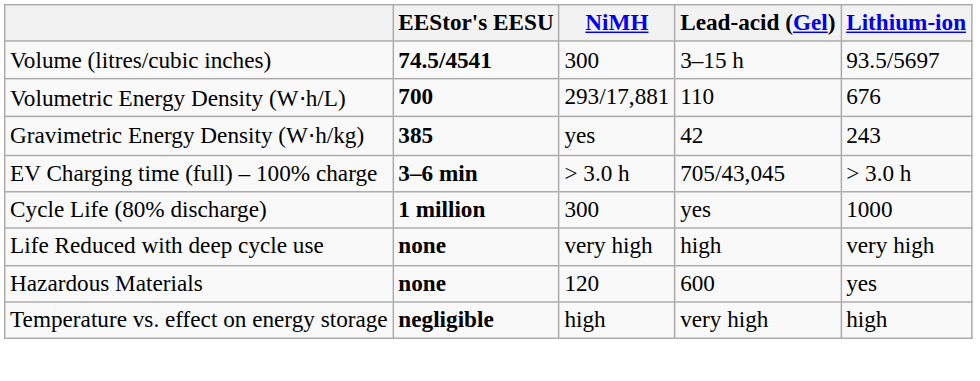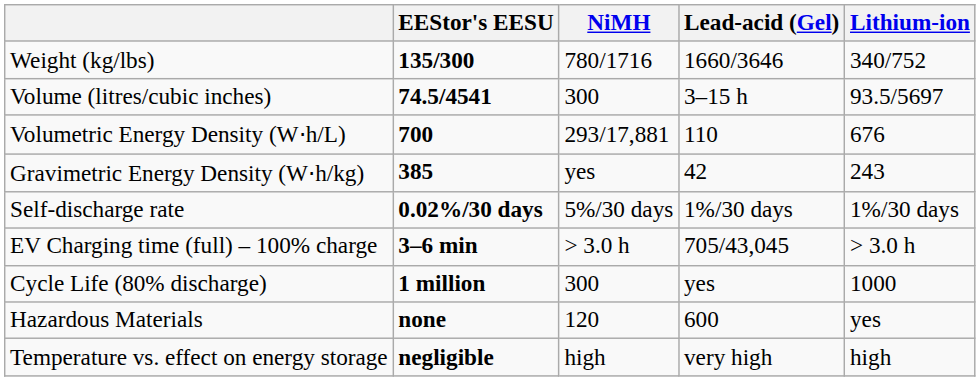+ row: (82, 59)
+ row: (97, 209)
- row: (167, 246)
